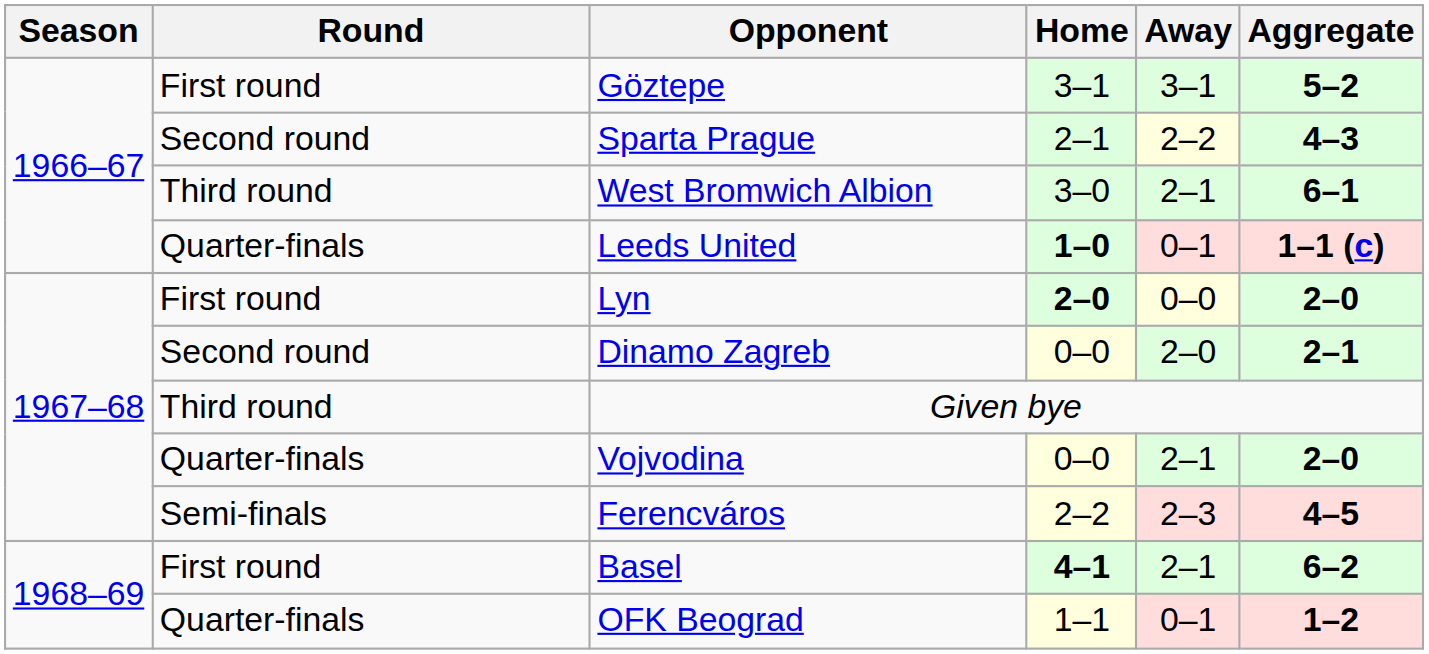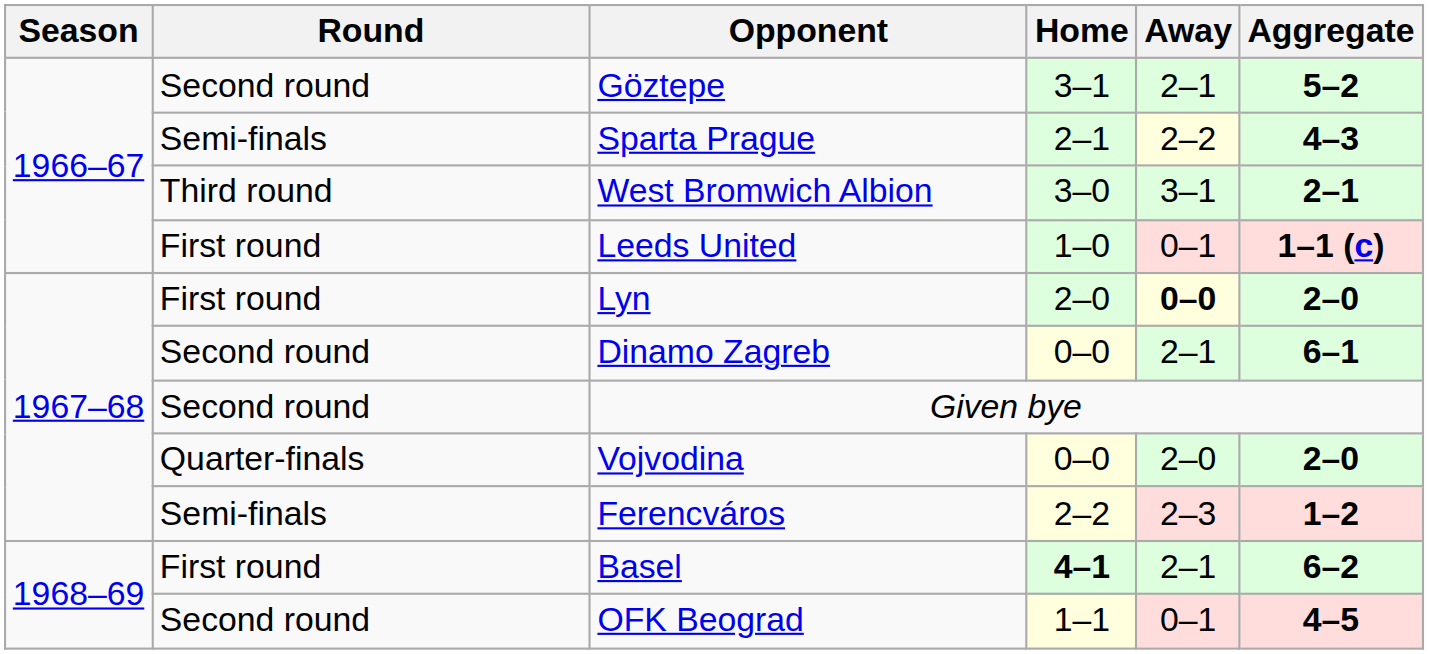(241, 84) First round -> (265, 84) Second round
(1188, 84) 3–1 -> (1188, 84) 2–1
(265, 138) Second round -> (243, 138) Semi-finals
(1188, 191) 2–1 -> (1188, 191) 3–1
(1331, 191) 6–1 -> (1331, 191) 2–1
(262, 245) Quarter-finals -> (241, 245) First round
(1082, 245) bold -> (1082, 245) normal
(1082, 298) bold -> (1082, 298) normal
(1188, 298) normal -> (1188, 298) bold
(1188, 352) 2–0 -> (1188, 352) 2–1
(1331, 352) 2–1 -> (1331, 352) 6–1
(246, 406) Third round -> (265, 406) Second round
(1188, 459) 2–1 -> (1188, 459) 2–0
(1331, 513) 4–5 -> (1331, 513) 1–2
(262, 620) Quarter-finals -> (265, 620) Second round
(1331, 620) 1–2 -> (1331, 620) 4–5
